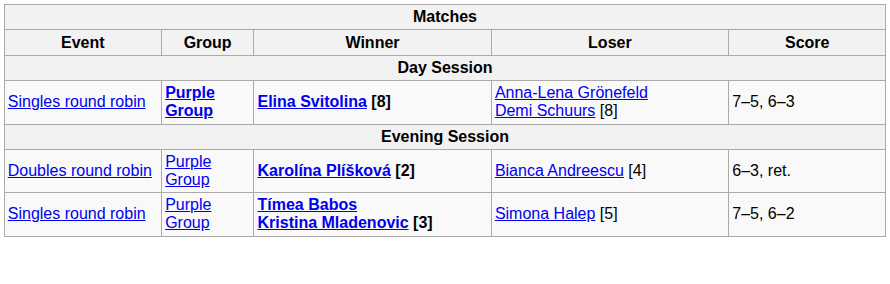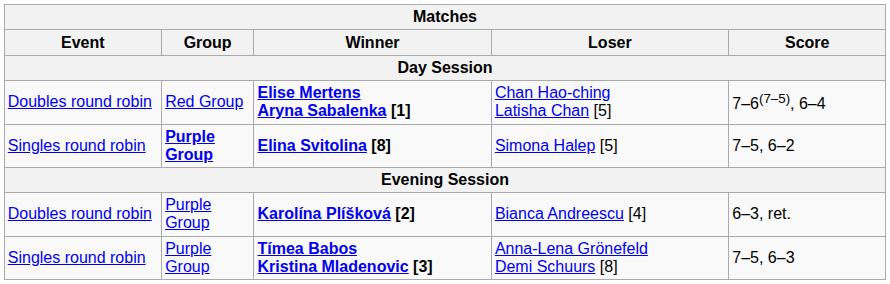+ row: (334, 102)
(571, 102) Anna-Lena Grönefeld Demi Schuurs [8] -> (556, 145) Simona Halep [5]
(763, 102) 7–5, 6–3 -> (763, 145) 7–5, 6–2
(556, 214) Simona Halep [5] -> (571, 257) Anna-Lena Grönefeld Demi Schuurs [8]
(763, 214) 7–5, 6–2 -> (763, 257) 7–5, 6–3
